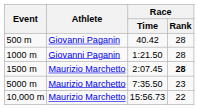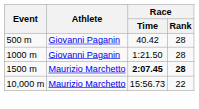(147, 69) normal -> (148, 69) bold
- row: (22, 84)
